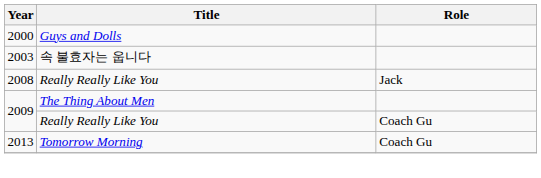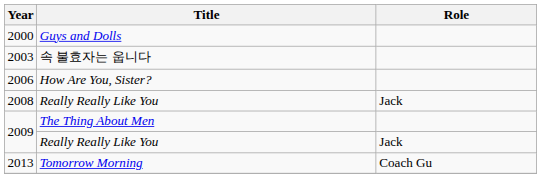+ row: (21, 79)
(406, 121) Coach Gu -> (391, 142) Jack
